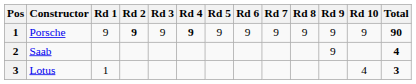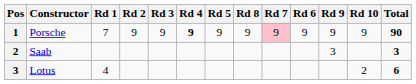columns swapped: (248, 14) <-> (305, 14)
(106, 33) 9 -> (106, 33) 7
(134, 33) bold -> (134, 33) normal
(276, 33) no background -> (276, 33) pink background
(333, 51) 9 -> (333, 51) 3
(396, 51) 4 -> (396, 51) 3
(106, 70) 1 -> (106, 70) 4
(364, 70) 4 -> (364, 70) 2
(396, 70) 3 -> (396, 70) 6
